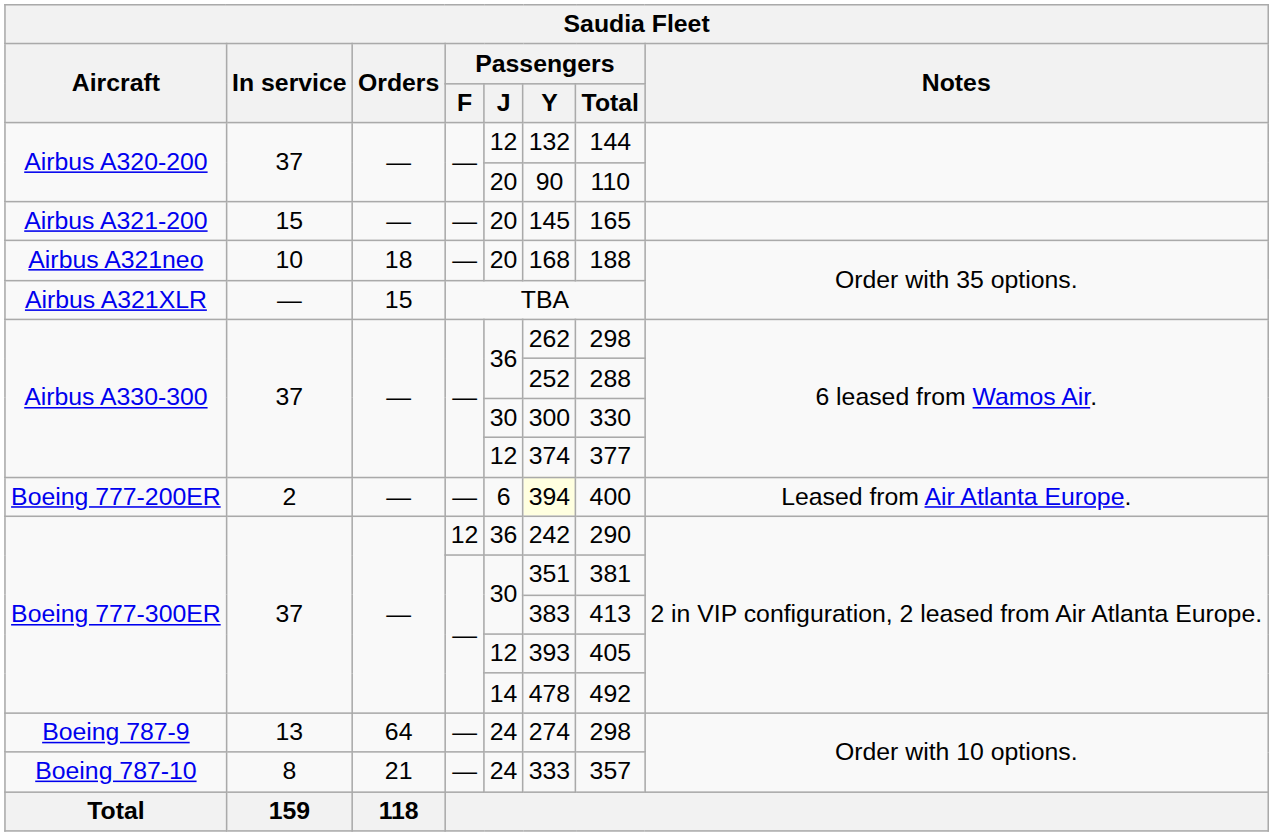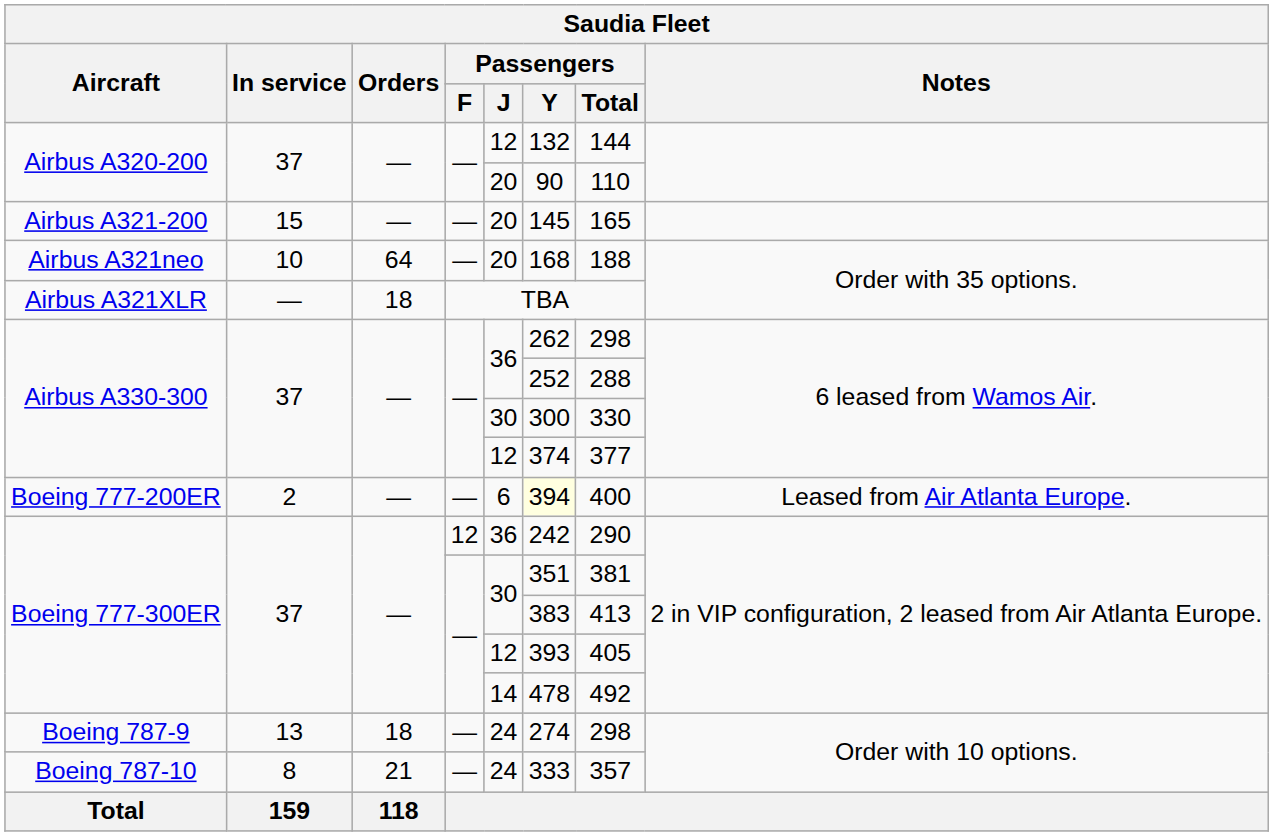(399, 260) 18 -> (399, 260) 64
(399, 299) 15 -> (399, 299) 18
(399, 732) 64 -> (399, 732) 18
